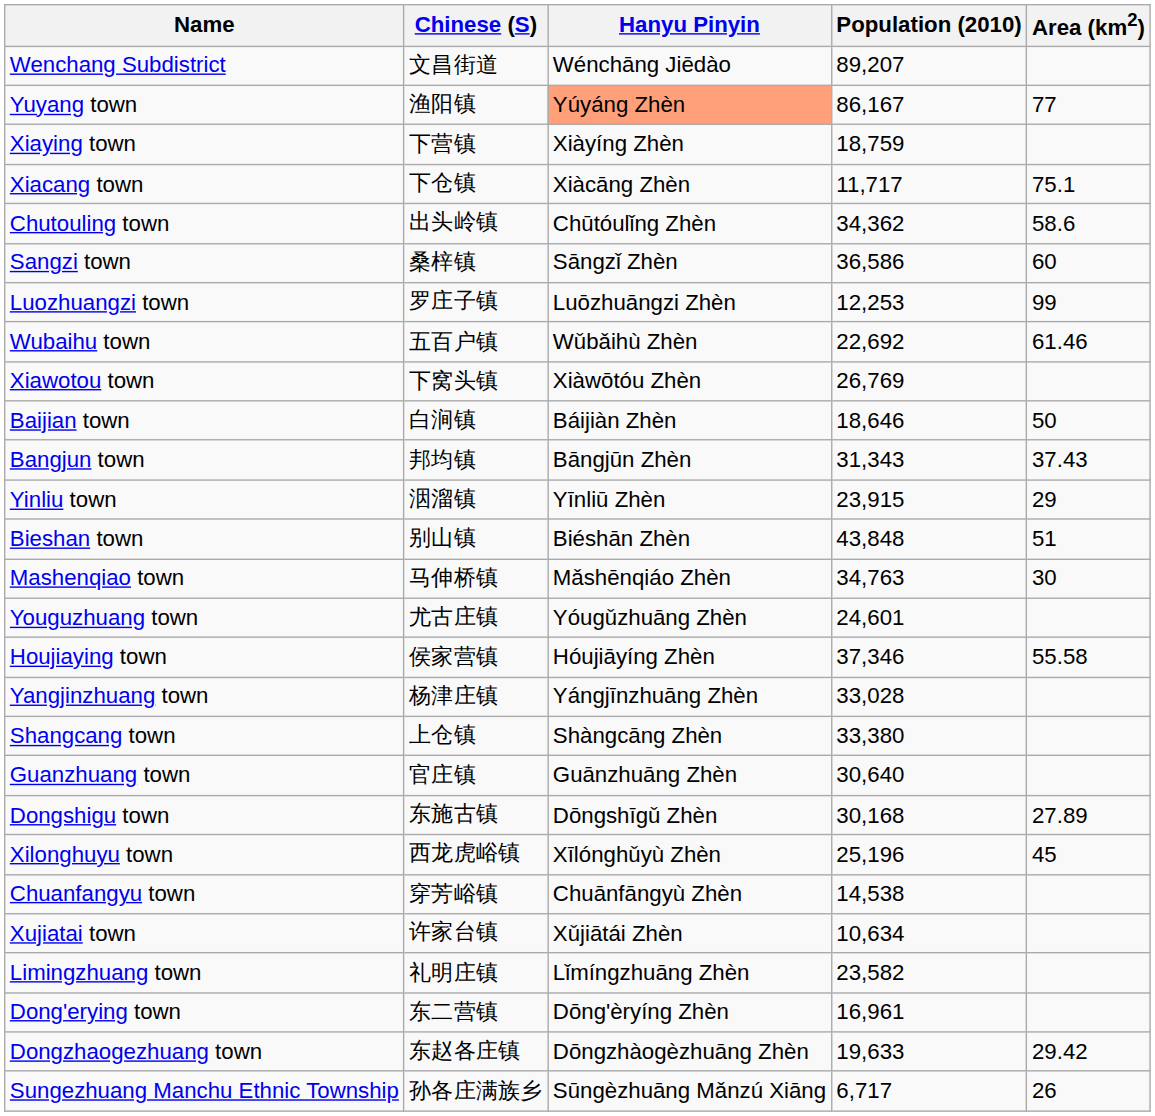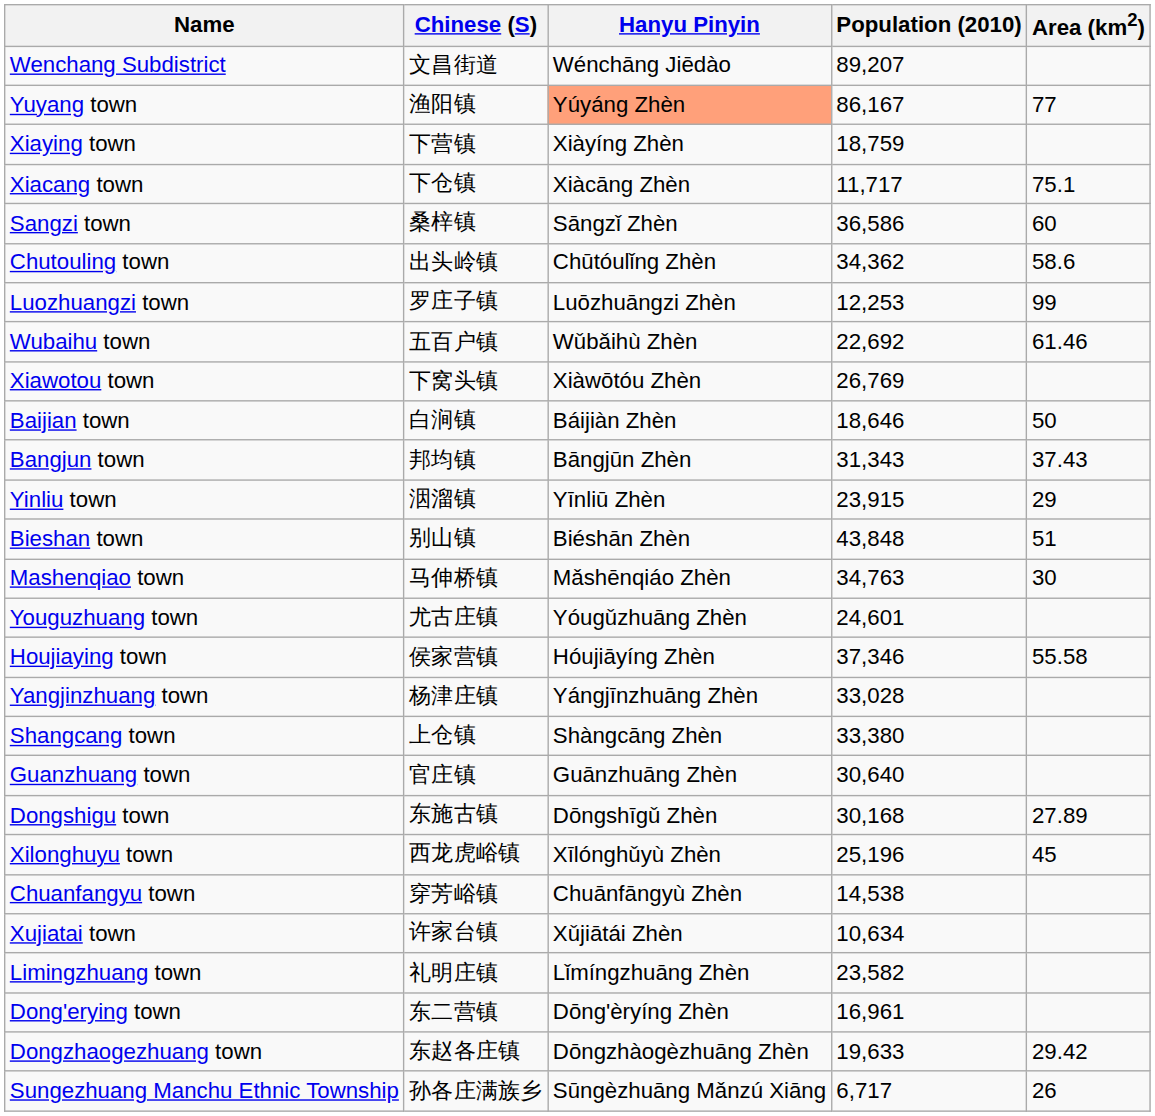rows swapped: (70, 262) <-> (90, 223)
